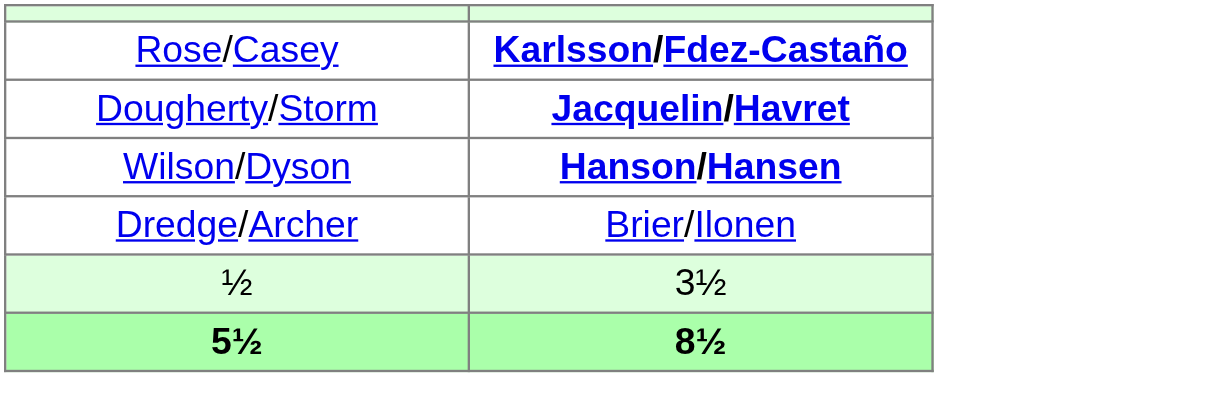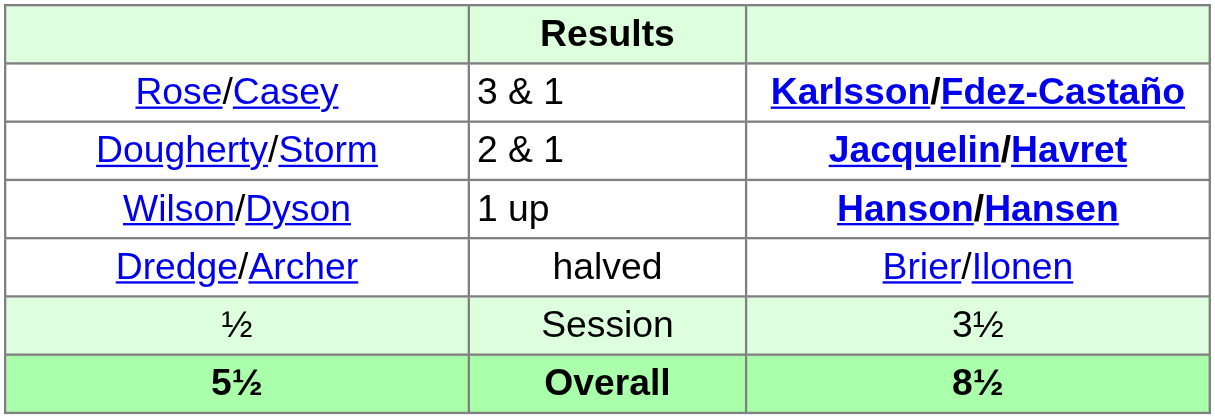+ column: (607, 33)
